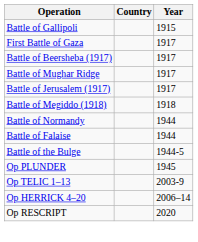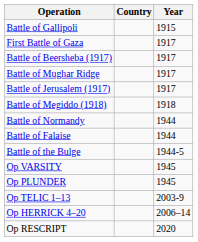+ row: (34, 167)
